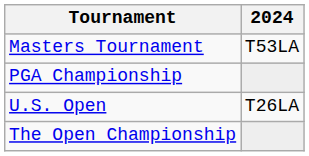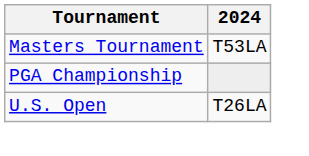- row: (123, 136)
